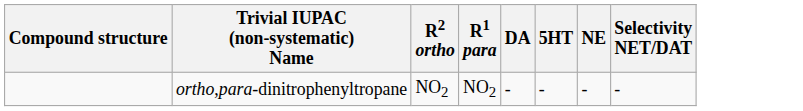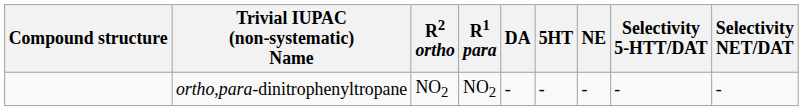+ column: (661, 38)
